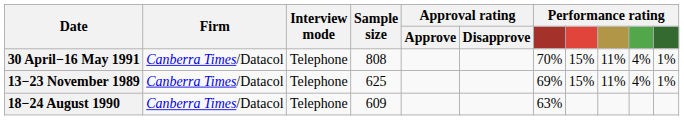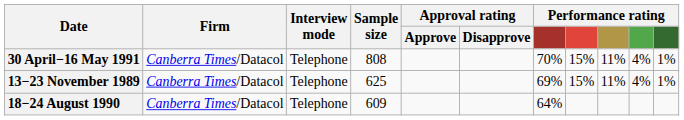(550, 103) 63% -> (550, 103) 64%
